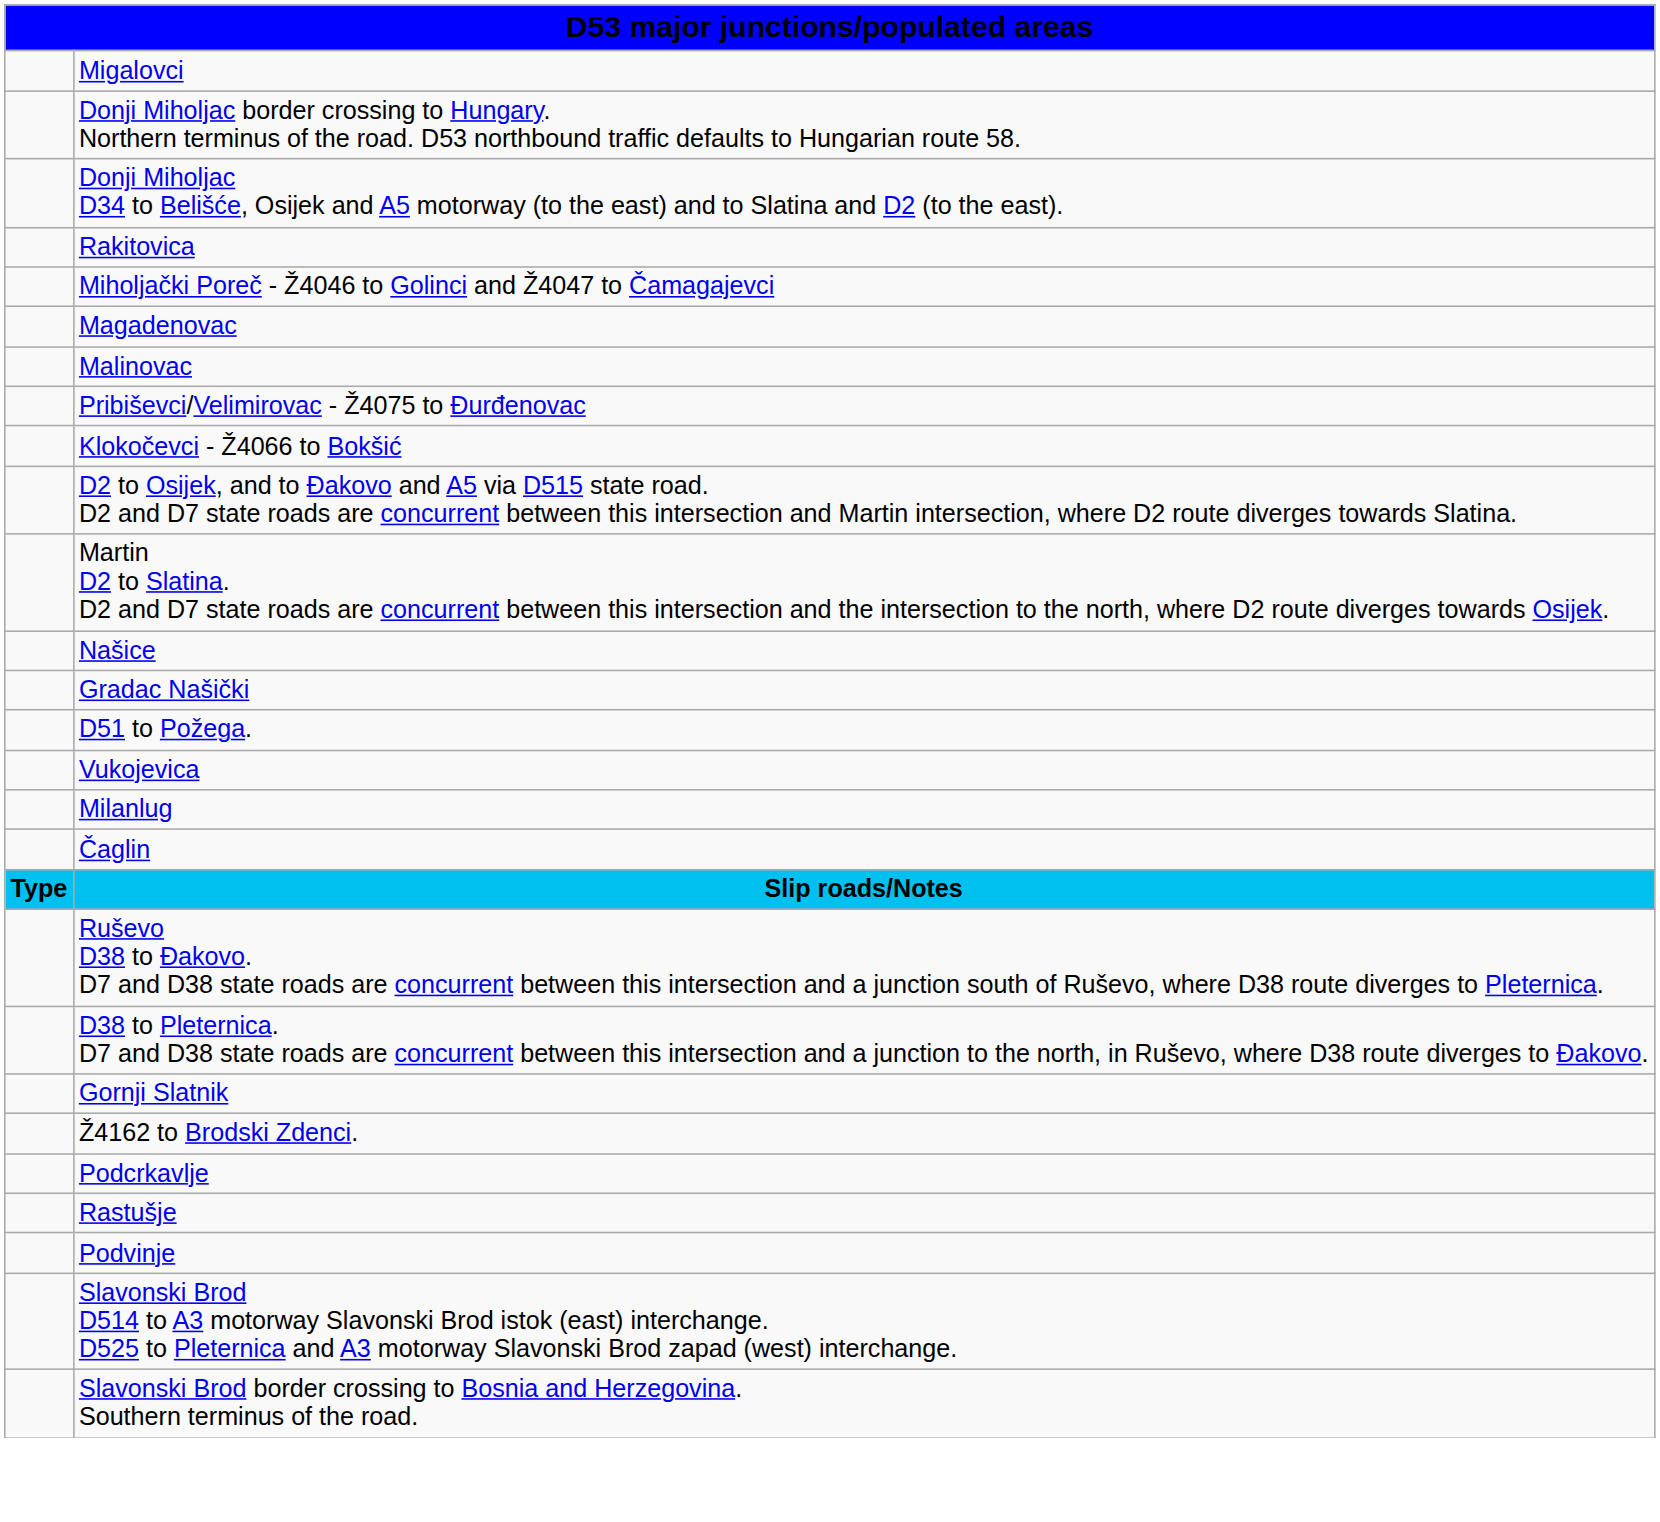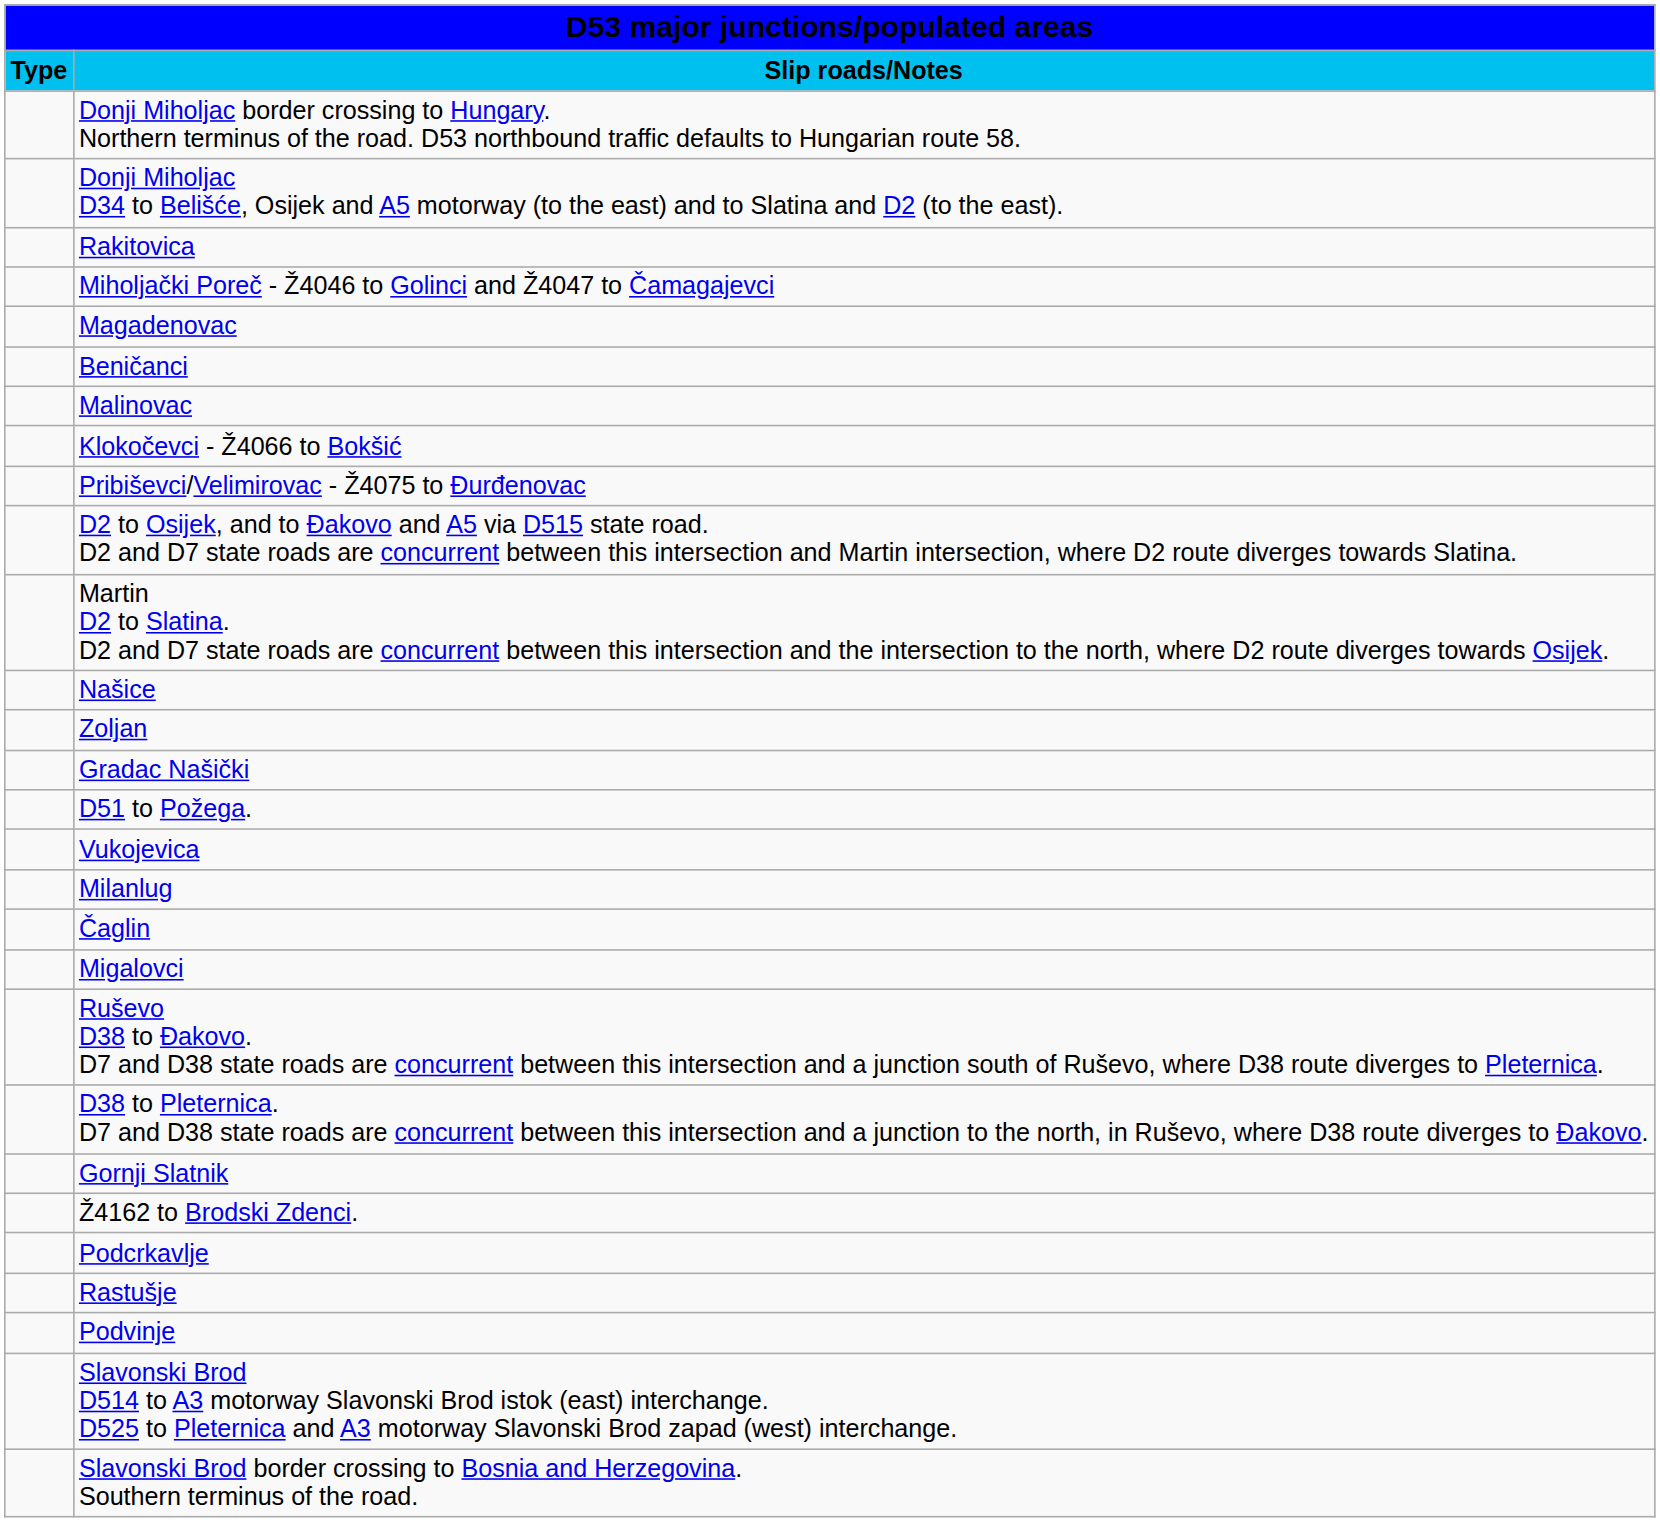rows swapped: (864, 889) <-> (131, 70)
+ row: (133, 366)
rows swapped: (240, 445) <-> (332, 405)
+ row: (113, 729)
